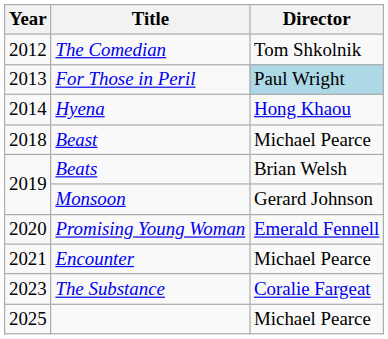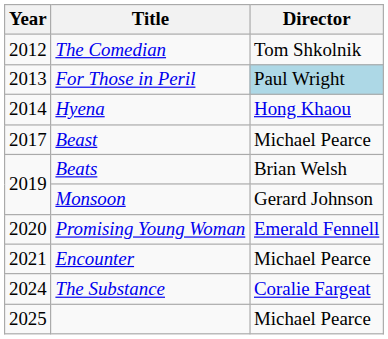(28, 139) 2018 -> (28, 139) 2017
(28, 288) 2023 -> (28, 288) 2024
